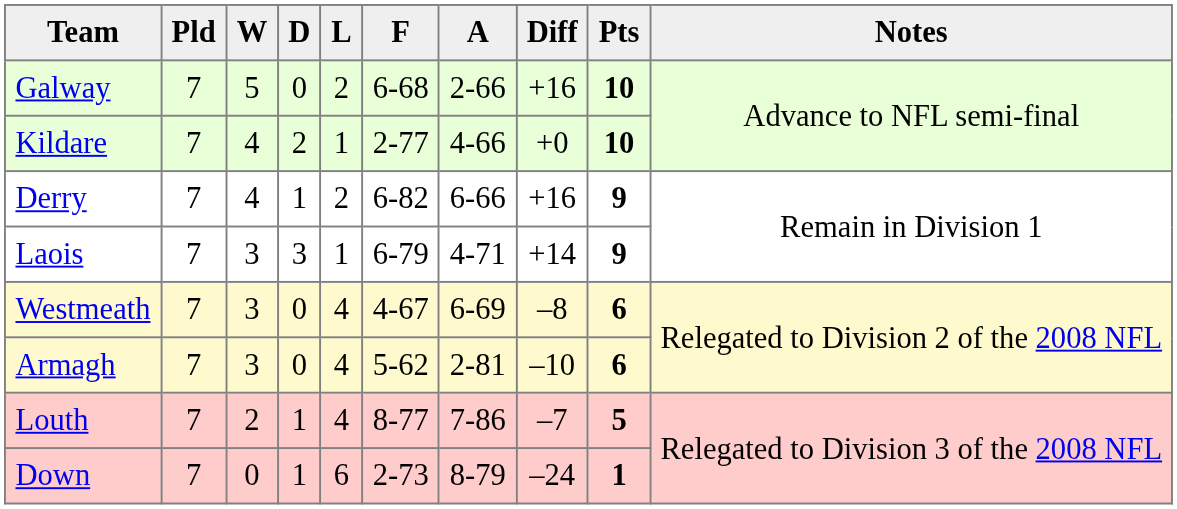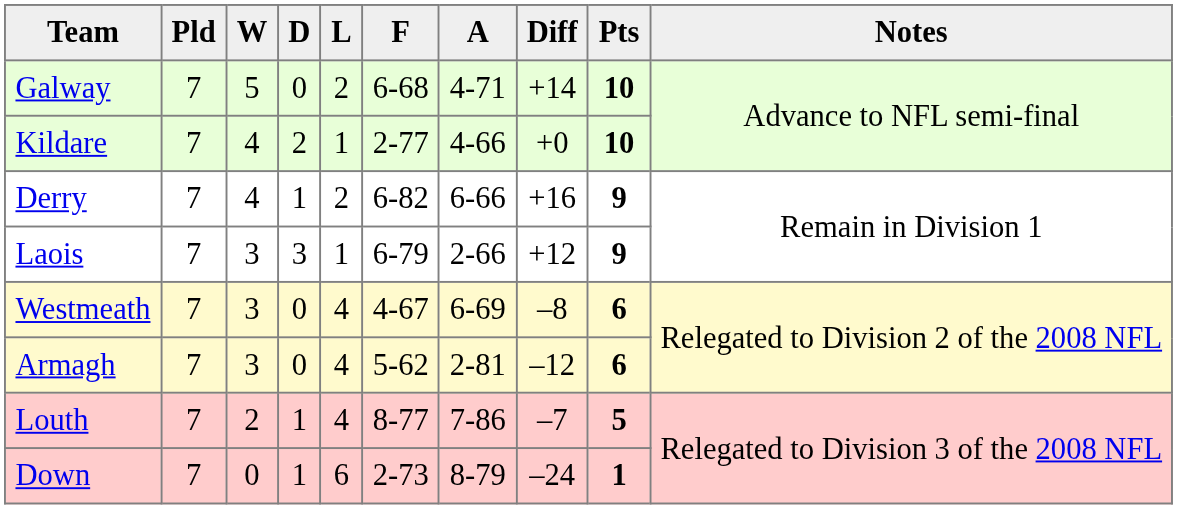(478, 87) 2-66 -> (478, 87) 4-71
(552, 87) +16 -> (552, 87) +14
(478, 253) 4-71 -> (478, 253) 2-66
(552, 253) +14 -> (552, 253) +12
(552, 364) –10 -> (552, 364) –12
